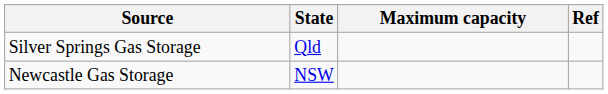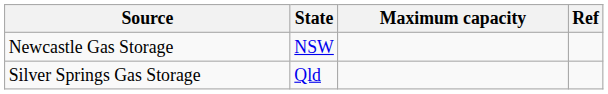rows swapped: (91, 74) <-> (105, 46)
